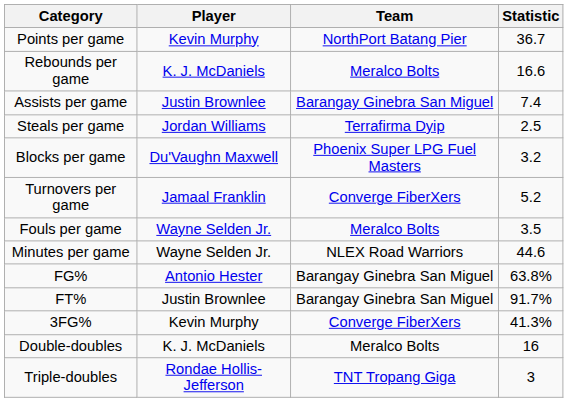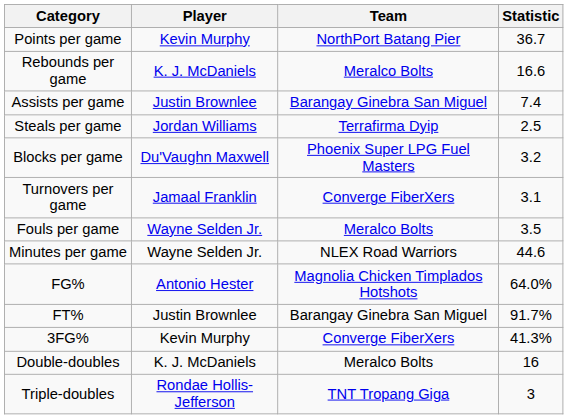(531, 197) 5.2 -> (531, 197) 3.1
(395, 275) Barangay Ginebra San Miguel -> (388, 284) Magnolia Chicken Timplados Hotshots
(531, 275) 63.8% -> (531, 284) 64.0%
